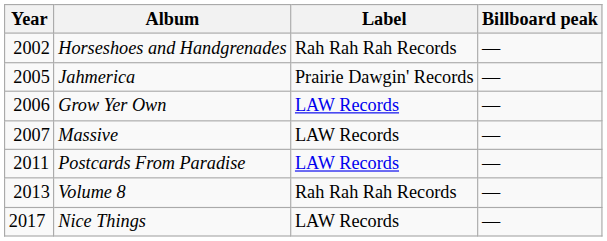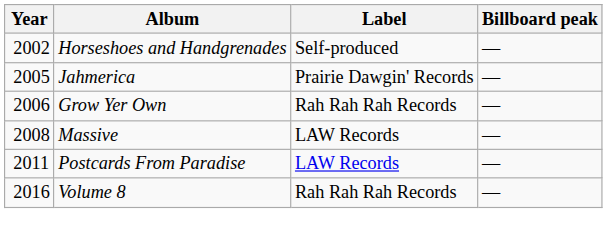(376, 47) Rah Rah Rah Records -> (347, 47) Self-produced
(347, 105) LAW Records -> (376, 105) Rah Rah Rah Records
(29, 134) 2007 -> (29, 134) 2008
(29, 192) 2013 -> (29, 192) 2016
- row: (102, 221)
